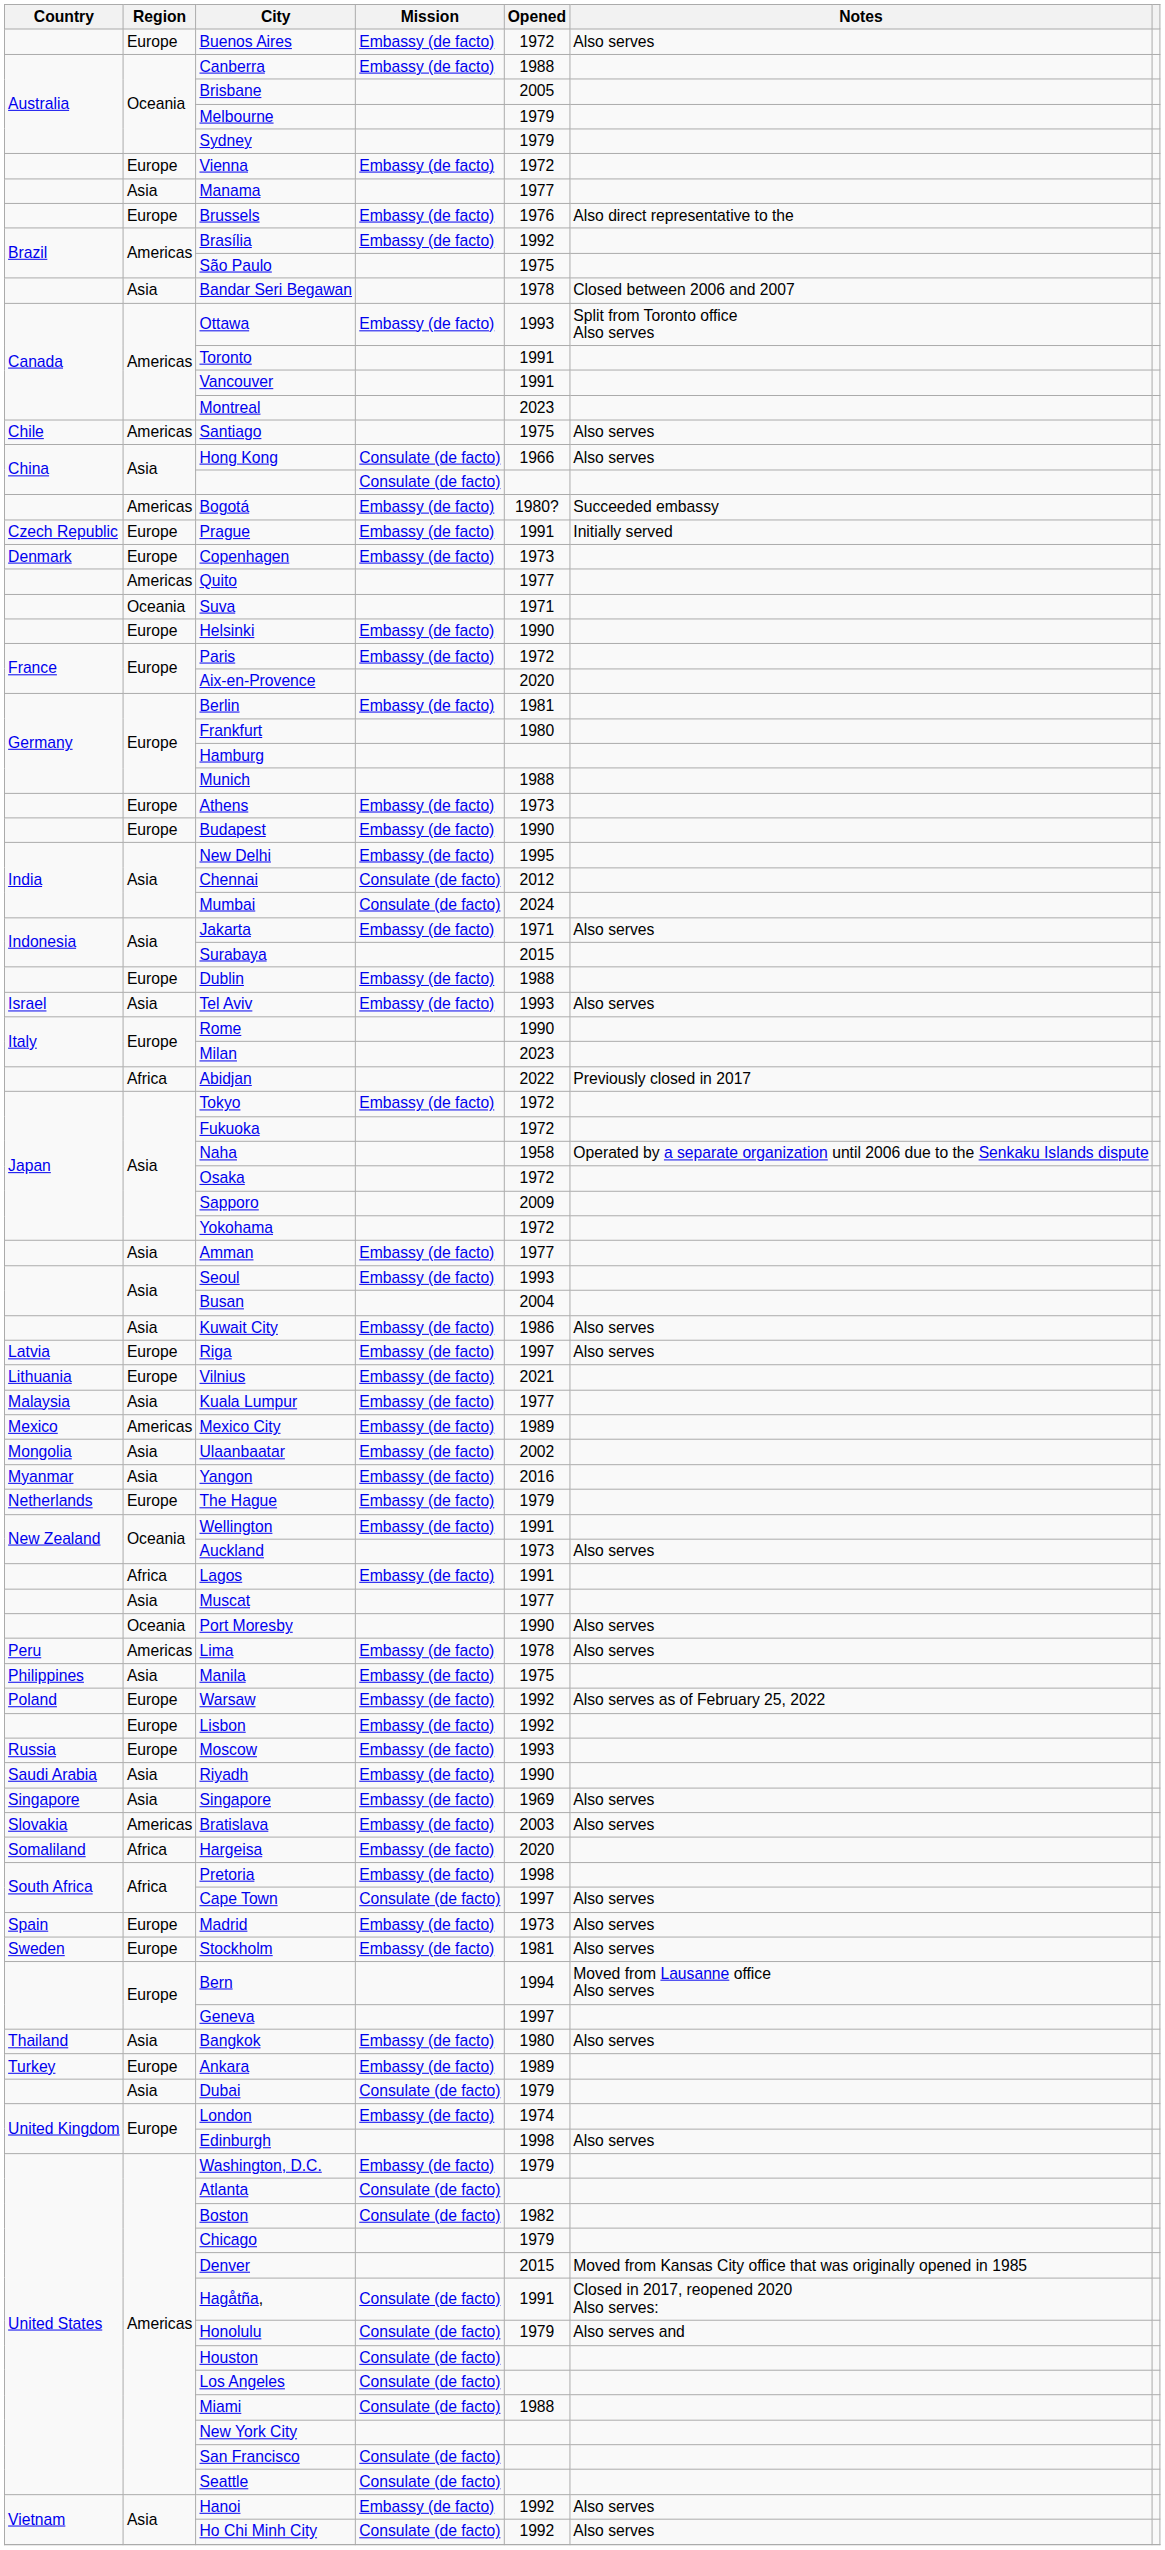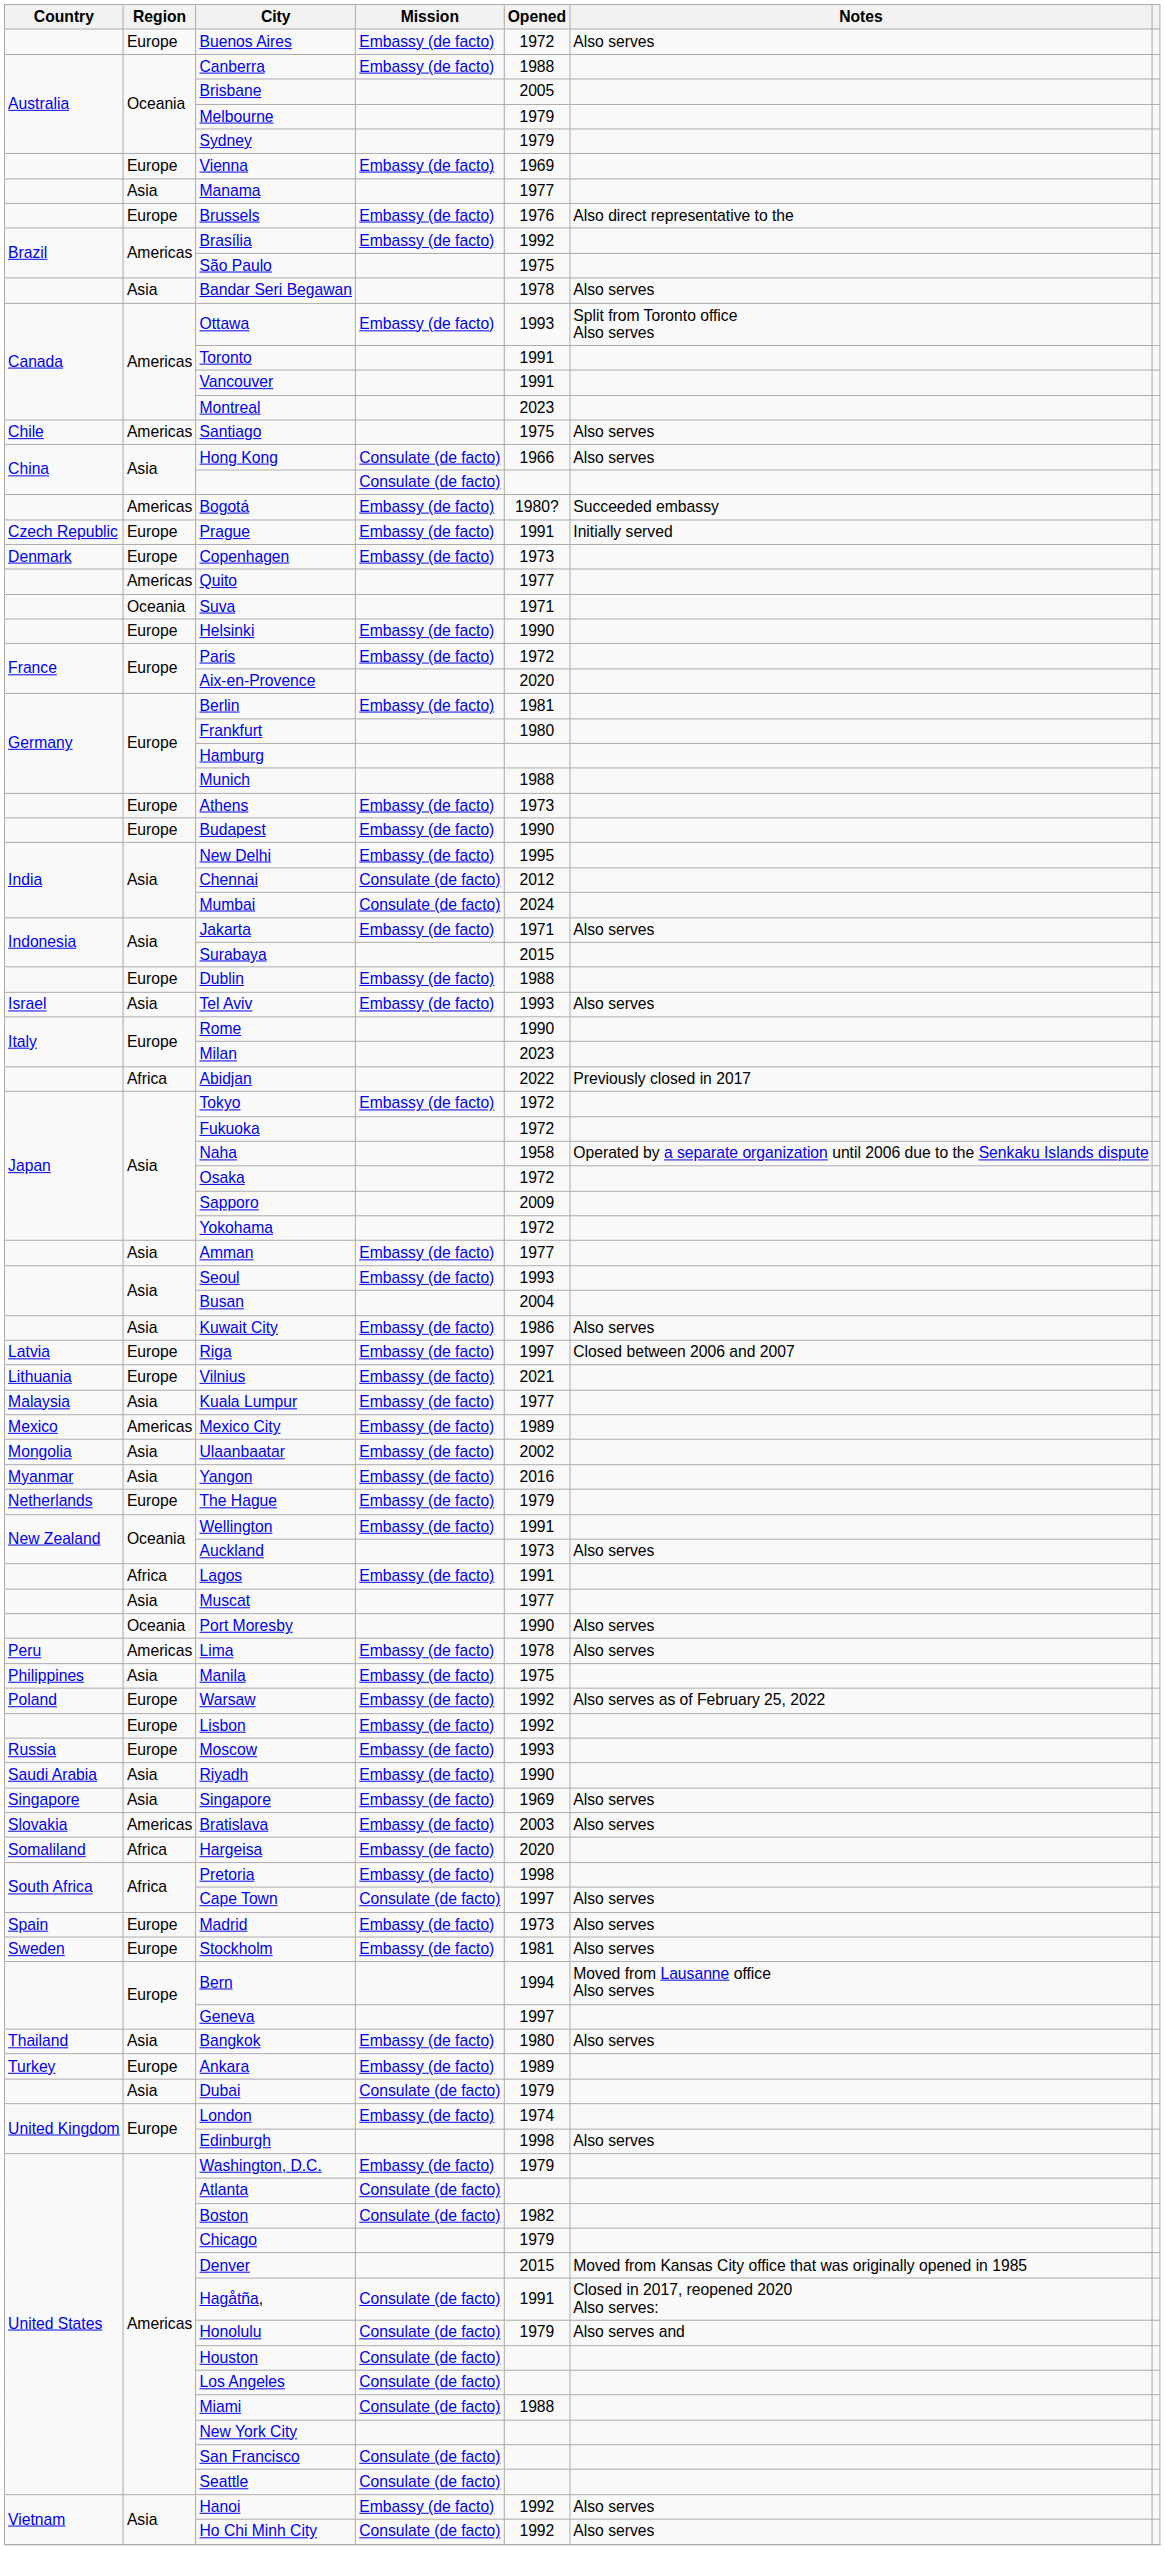(537, 166) 1972 -> (537, 166) 1969
(684, 290) Closed between 2006 and 2007 -> (614, 290) Also serves
(614, 1352) Also serves -> (684, 1352) Closed between 2006 and 2007
